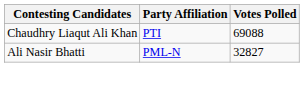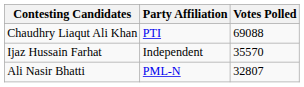+ row: (54, 52)
(248, 52) 32827 -> (248, 71) 32807
